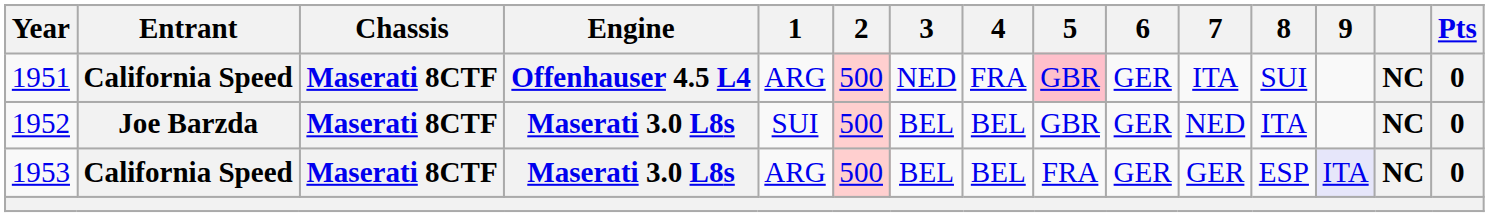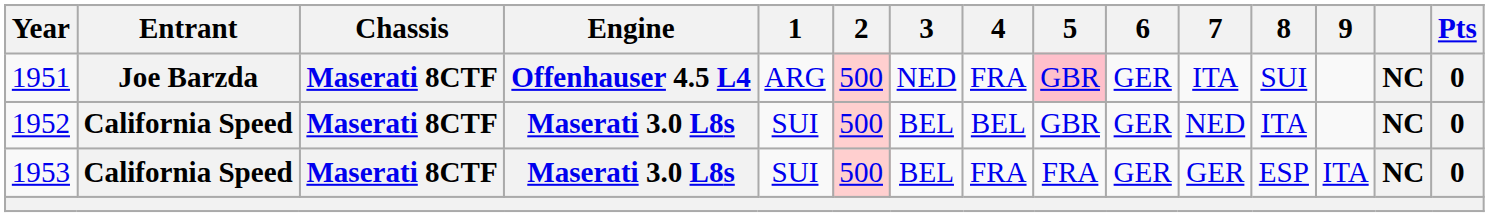(188, 76) California Speed -> (188, 76) Joe Barzda
(188, 124) Joe Barzda -> (188, 124) California Speed
(795, 172) ARG -> (795, 172) SUI
(998, 172) BEL -> (998, 172) FRA
(1346, 172) lavender background -> (1346, 172) no background
